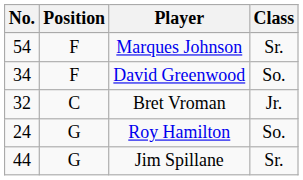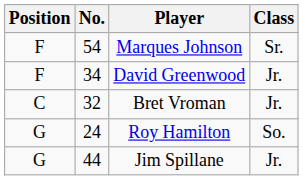columns swapped: (22, 18) <-> (74, 18)
(274, 75) So. -> (274, 75) Jr.
(274, 160) Sr. -> (274, 160) Jr.
